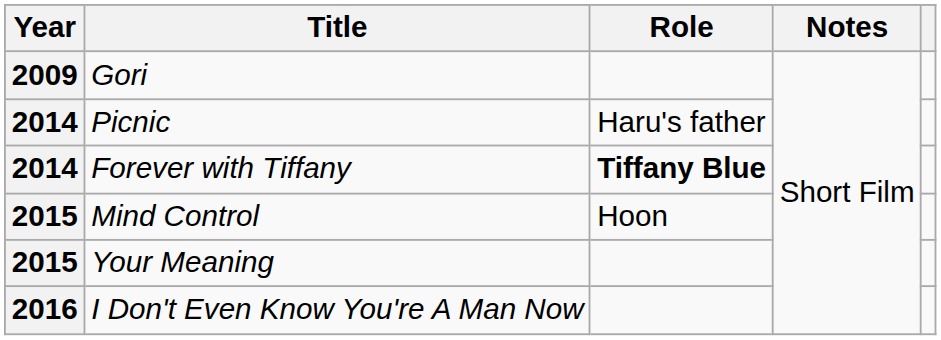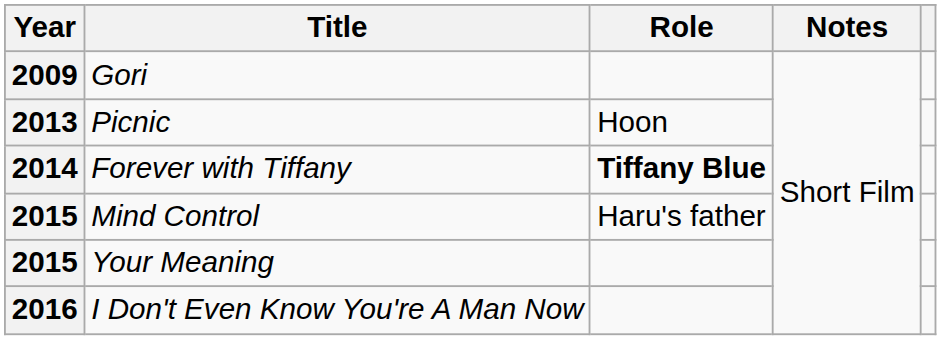(45, 121) 2014 -> (45, 121) 2013
(681, 121) Haru's father -> (633, 121) Hoon
(633, 215) Hoon -> (681, 215) Haru's father
